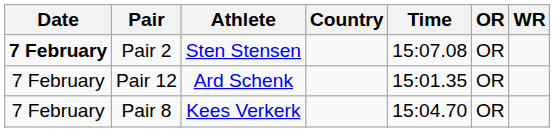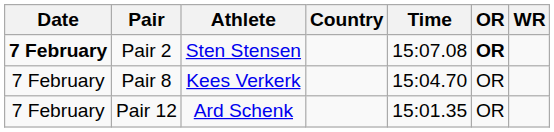(490, 50) normal -> (490, 50) bold
rows swapped: (146, 111) <-> (146, 80)
